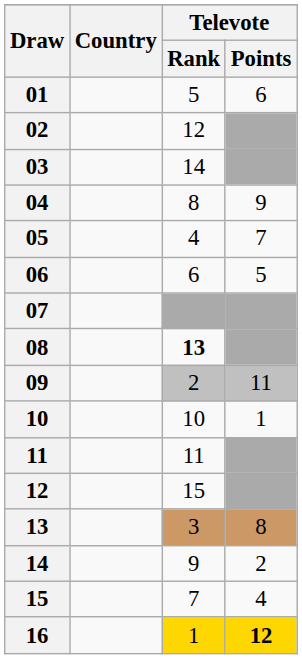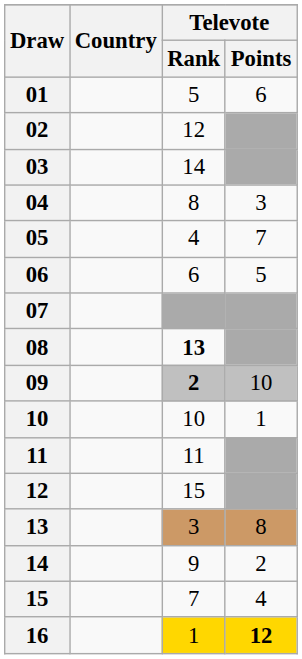(261, 202) 9 -> (261, 202) 3
(194, 382) normal -> (194, 382) bold
(261, 382) 11 -> (261, 382) 10
